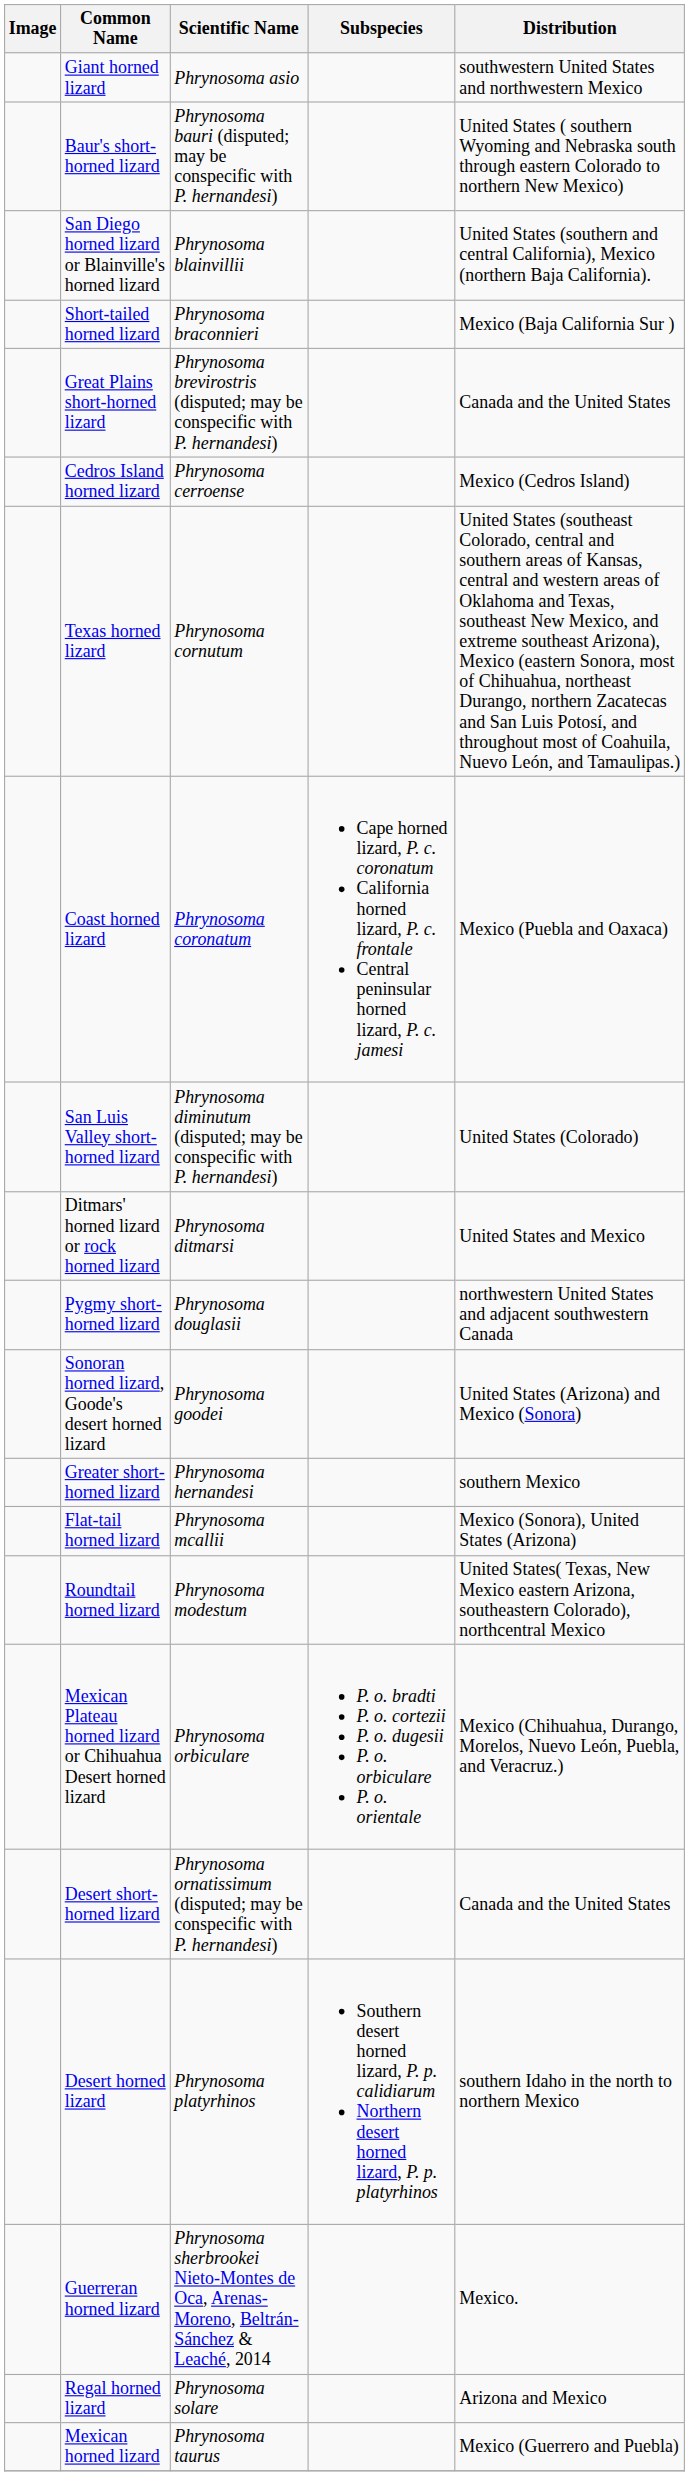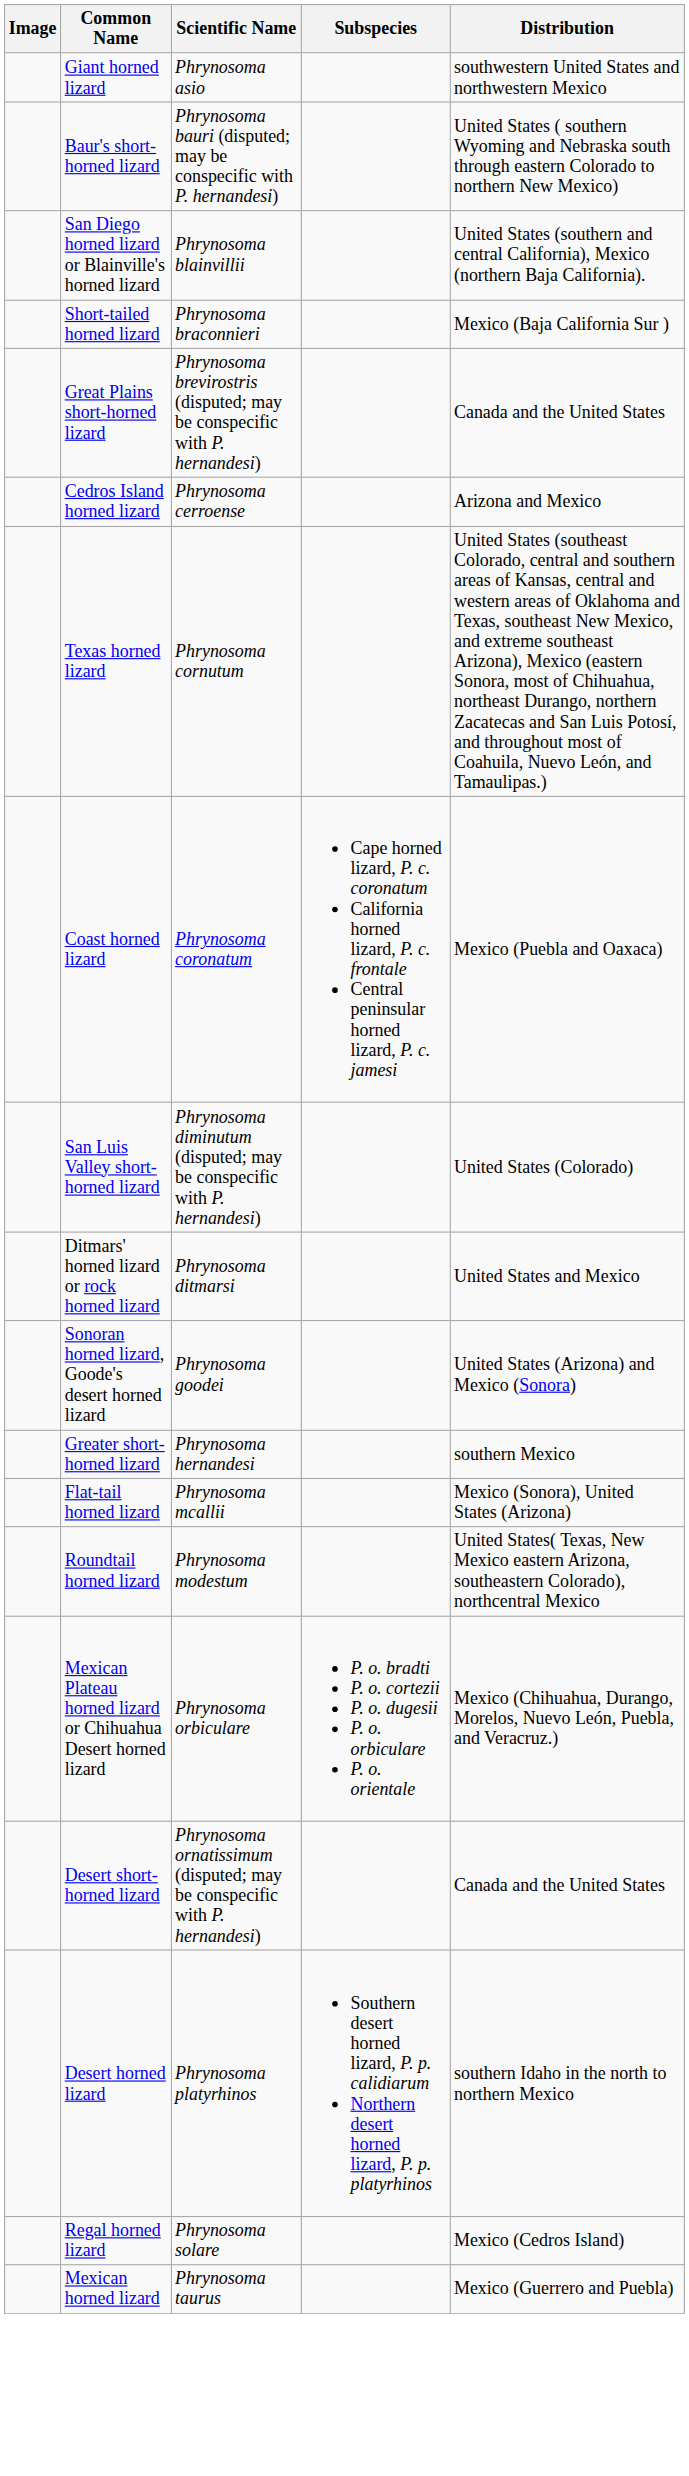(544, 481) Mexico (Cedros Island) -> (528, 501) Arizona and Mexico
- row: (113, 1314)
- row: (112, 2299)
(533, 2398) Arizona and Mexico -> (539, 2240) Mexico (Cedros Island)
